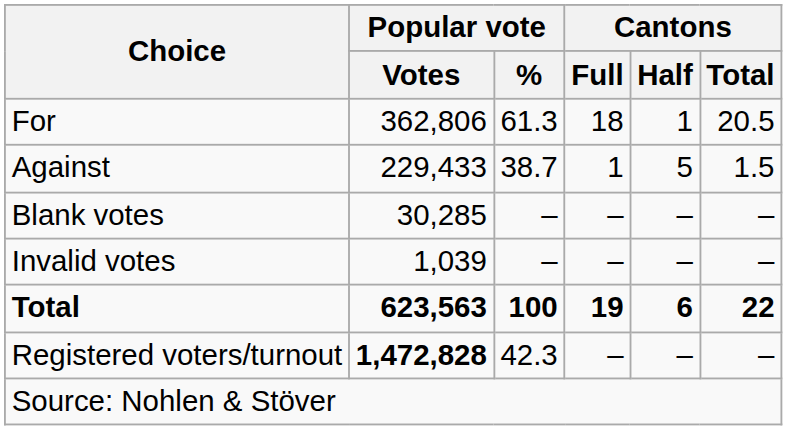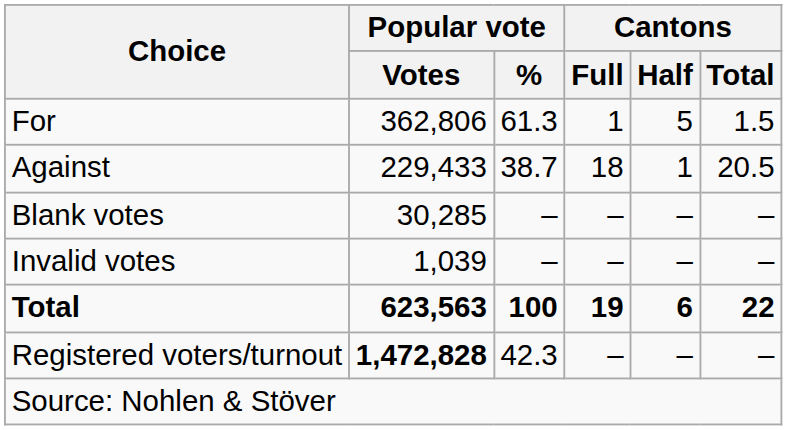(607, 121) 18 -> (615, 121) 1
(685, 121) 1 -> (685, 121) 5
(746, 121) 20.5 -> (754, 121) 1.5
(615, 167) 1 -> (607, 167) 18
(685, 167) 5 -> (685, 167) 1
(754, 167) 1.5 -> (746, 167) 20.5
